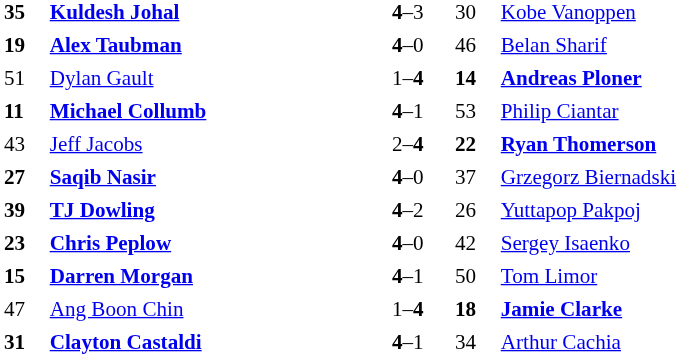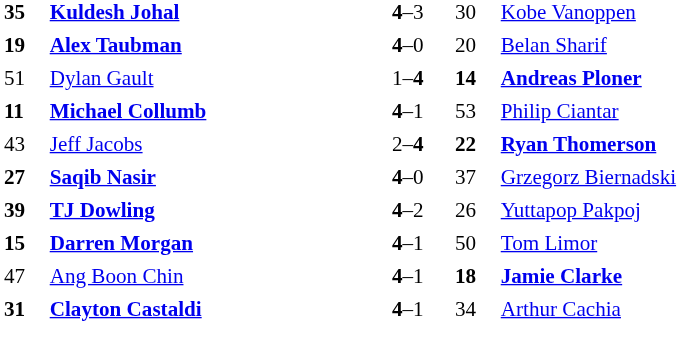(466, 44) 46 -> (466, 44) 20
- row: (110, 242)
(408, 308) 1–4 -> (408, 275) 4–1
